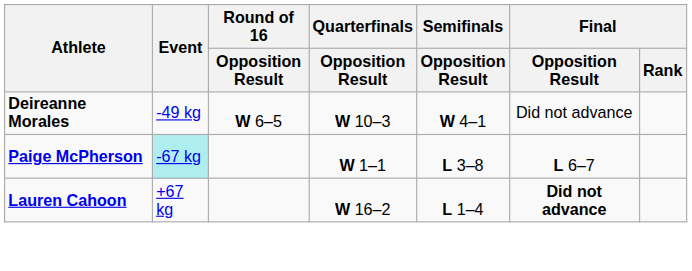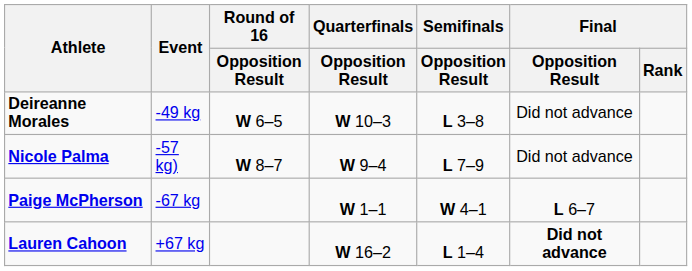(463, 122) W 4–1 -> (463, 122) L 3–8
+ row: (59, 157)
(179, 157) paleturquoise background -> (178, 200) no background
(463, 166) L 3–8 -> (463, 209) W 4–1
